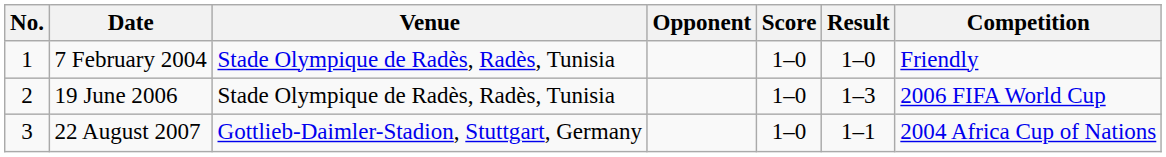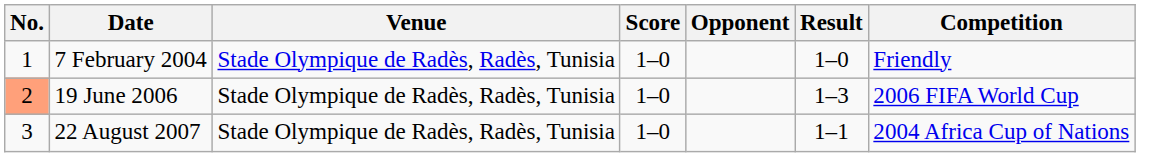columns swapped: (702, 22) <-> (789, 22)
(27, 95) no background -> (27, 95) lightsalmon background
(430, 132) Gottlieb-Daimler-Stadion, Stuttgart, Germany -> (416, 132) Stade Olympique de Radès, Radès, Tunisia
